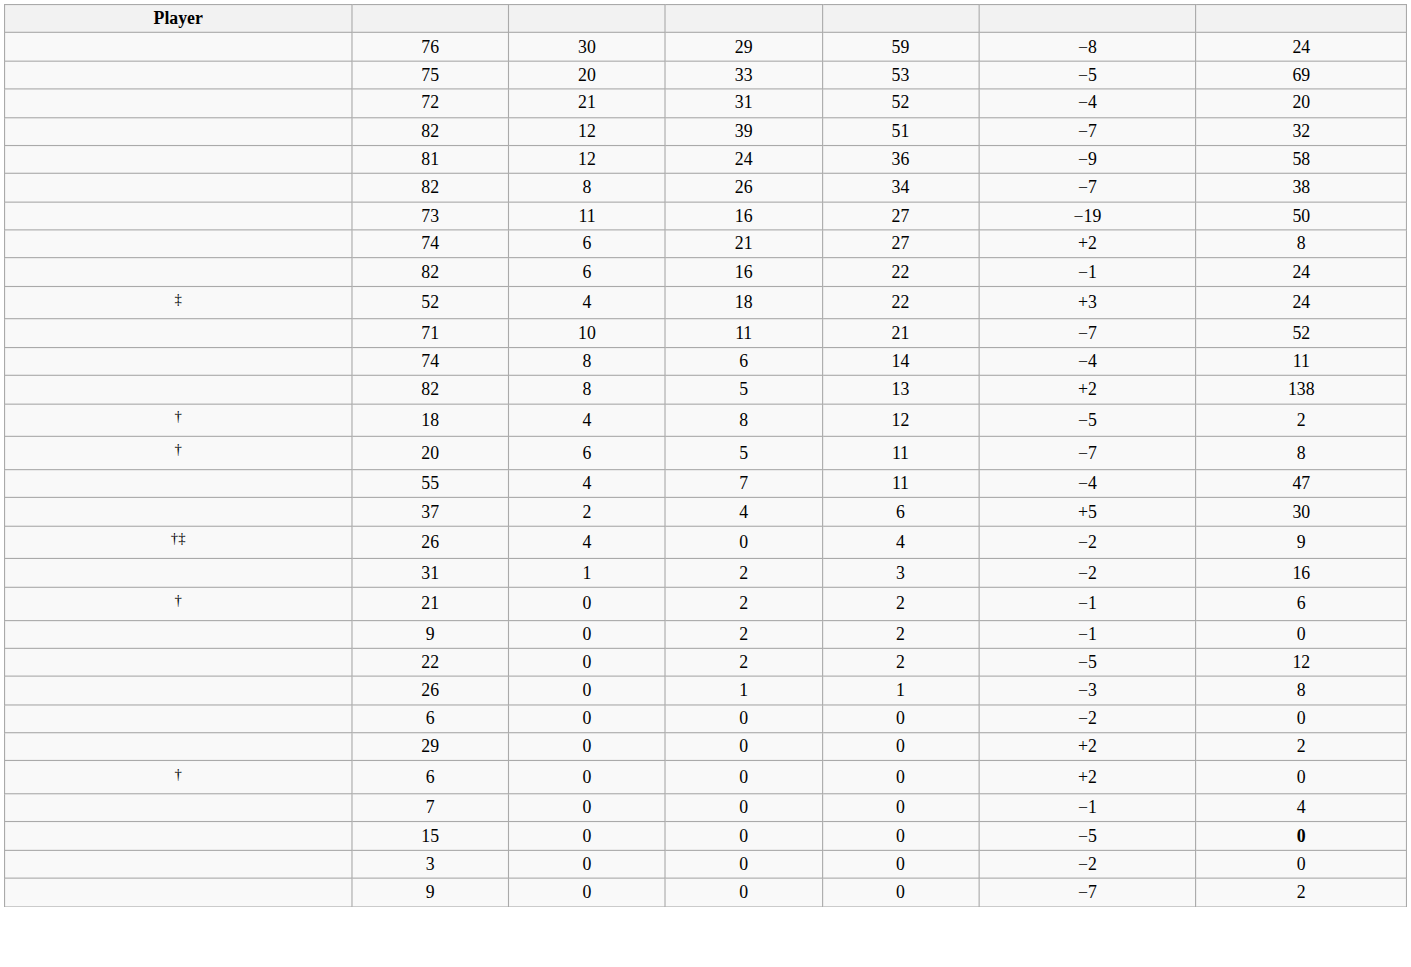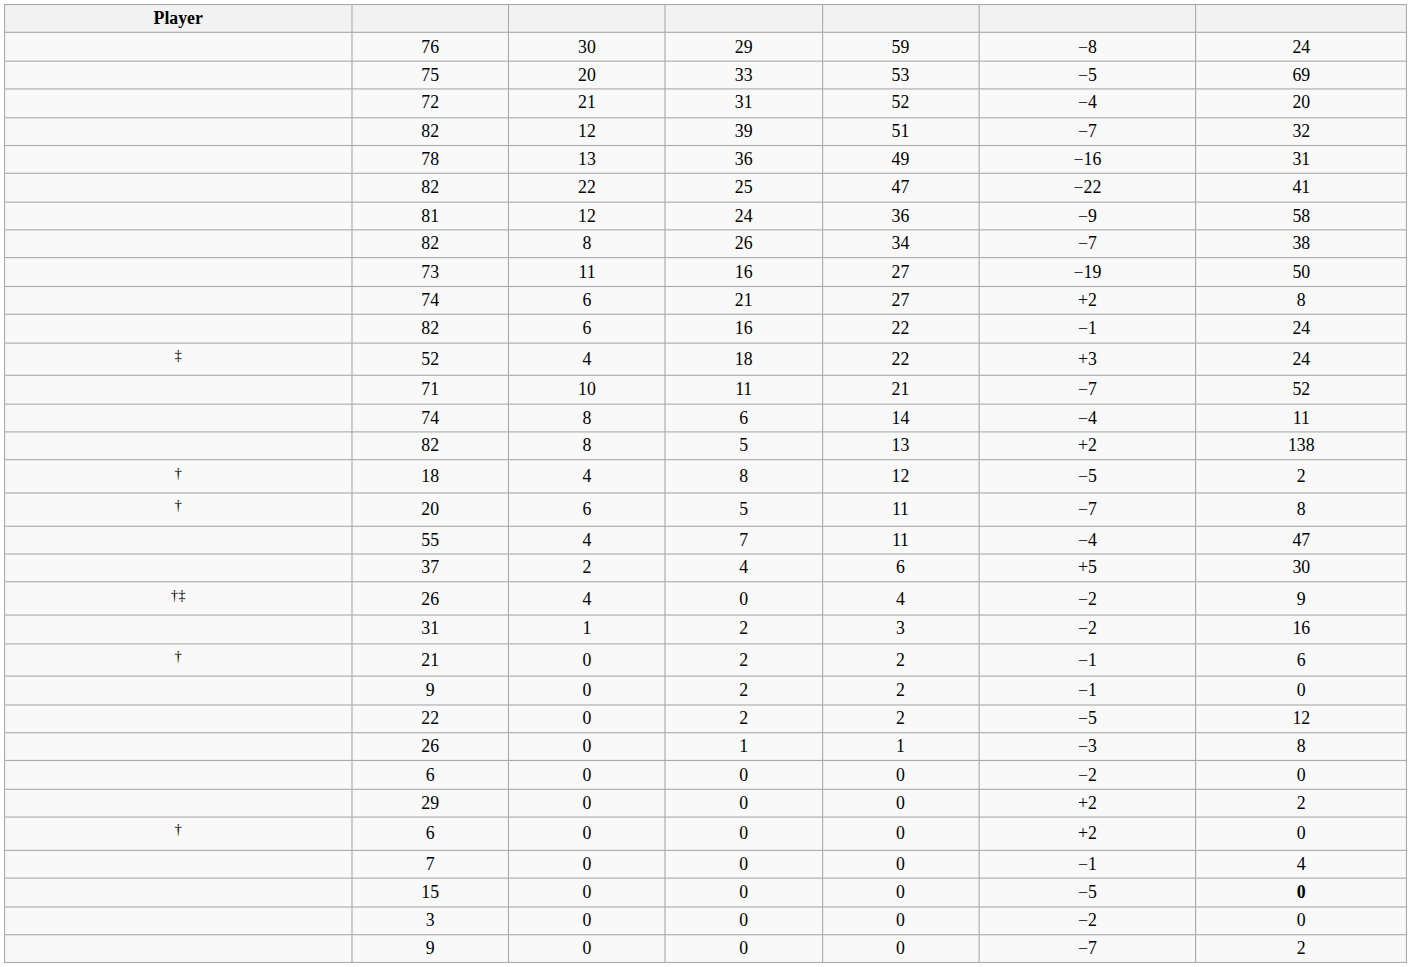+ row: (430, 159)
+ row: (430, 187)
